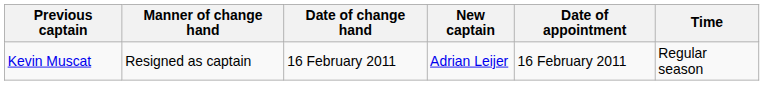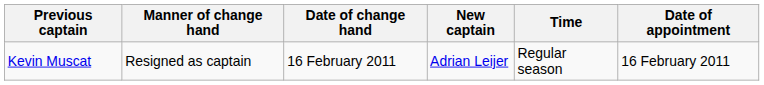columns swapped: (585, 23) <-> (707, 23)
